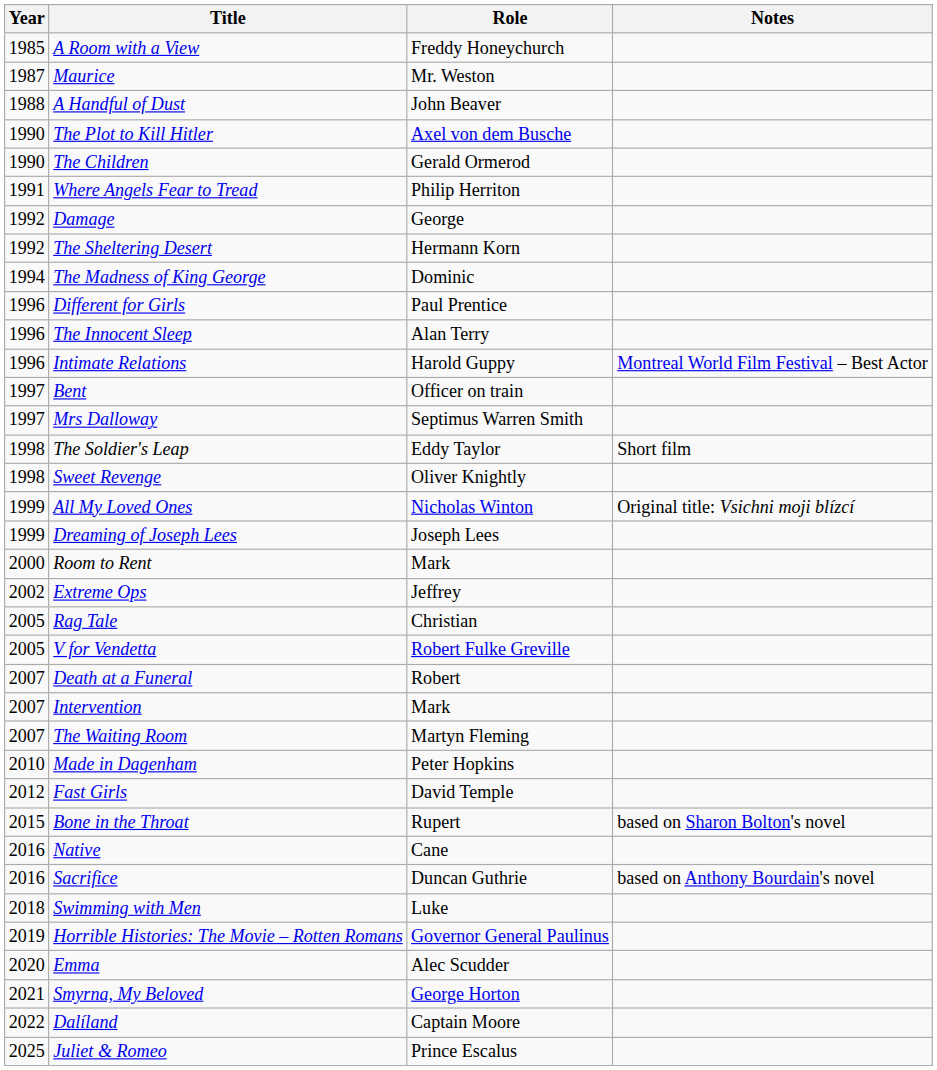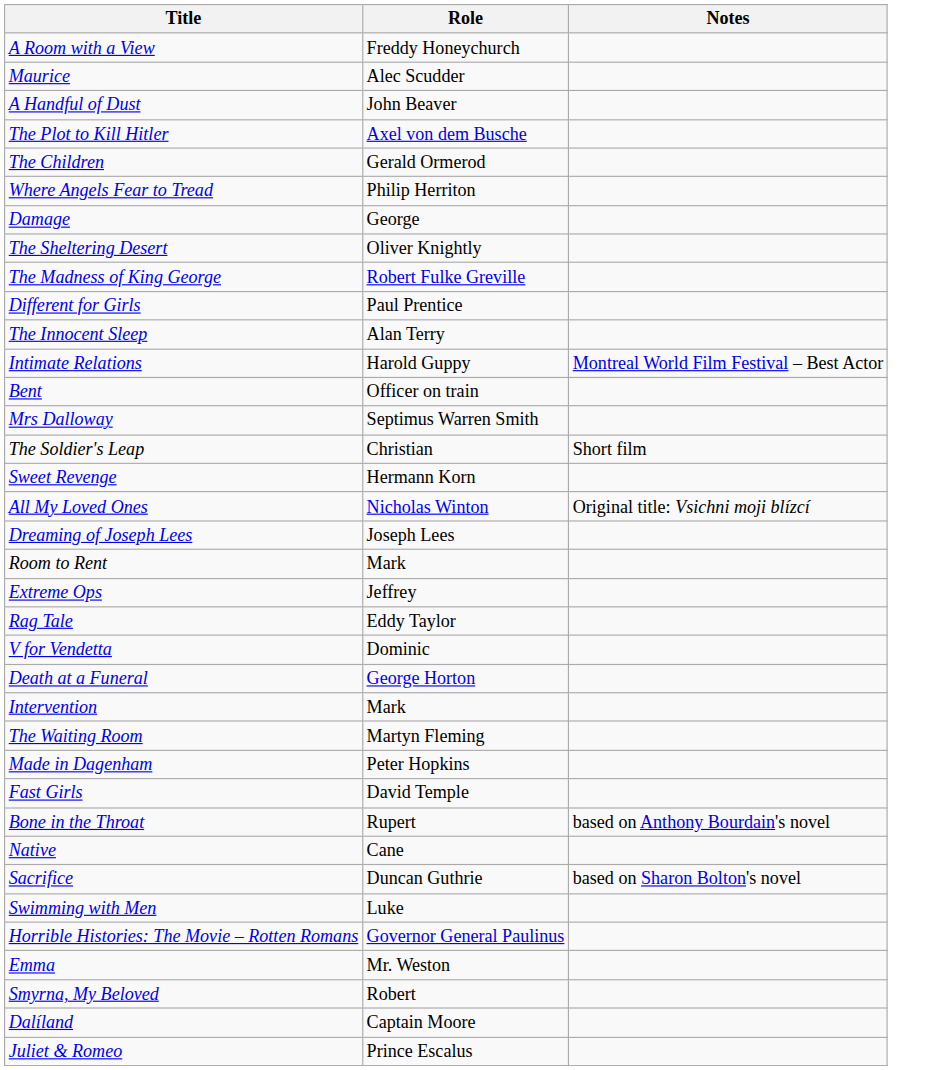- column: (27, 18)
(453, 76) Mr. Weston -> (416, 76) Alec Scudder
(466, 248) Hermann Korn -> (424, 248) Oliver Knightly
(443, 276) Dominic -> (446, 276) Robert Fulke Greville
(456, 448) Eddy Taylor -> (400, 448) Christian
(469, 477) Oliver Knightly -> (421, 477) Hermann Korn
(444, 620) Christian -> (411, 620) Eddy Taylor
(490, 649) Robert Fulke Greville -> (398, 649) Dominic
(436, 678) Robert -> (421, 678) George Horton
(731, 821) based on Sharon Bolton's novel -> (701, 821) based on Anthony Bourdain's novel
(746, 879) based on Anthony Bourdain's novel -> (687, 879) based on Sharon Bolton's novel
(460, 965) Alec Scudder -> (408, 965) Mr. Weston
(465, 993) George Horton -> (391, 993) Robert
